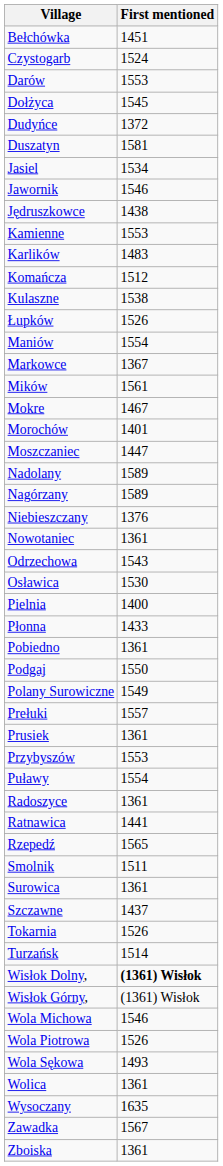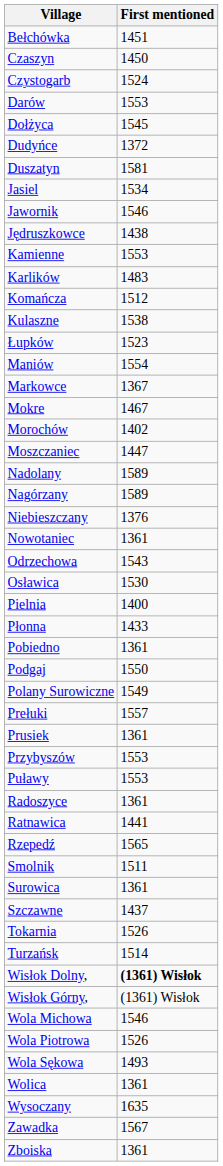+ row: (31, 59)
(134, 320) 1526 -> (134, 342) 1523
- row: (27, 386)
(134, 430) 1401 -> (134, 430) 1402
(134, 779) 1554 -> (134, 779) 1553
